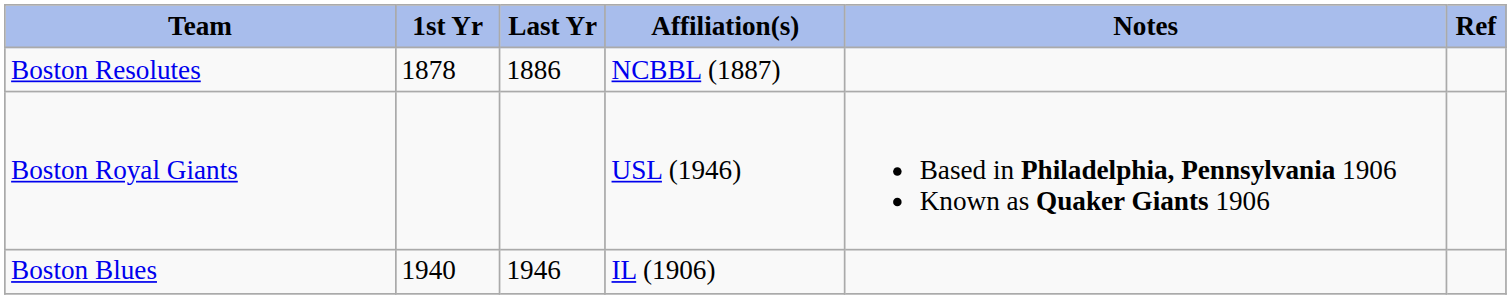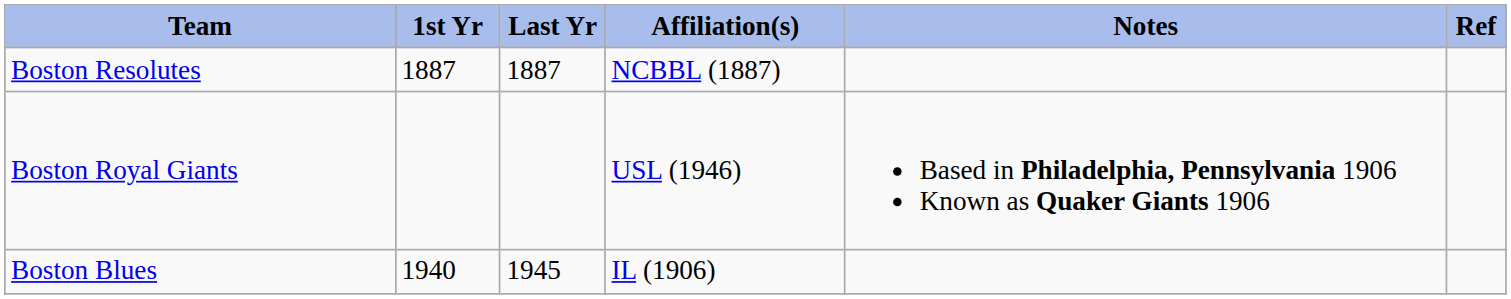(429, 69) 1878 -> (429, 69) 1887
(534, 69) 1886 -> (534, 69) 1887
(534, 271) 1946 -> (534, 271) 1945
